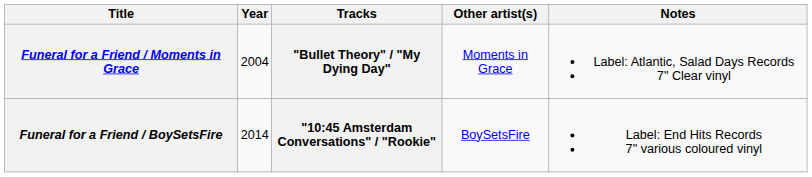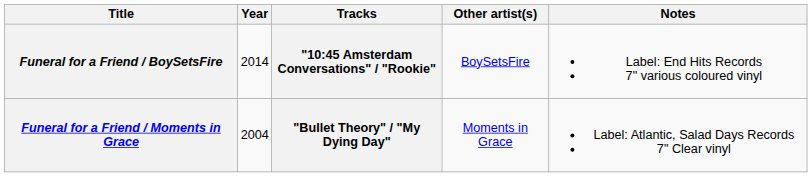rows swapped: (121, 61) <-> (121, 135)
